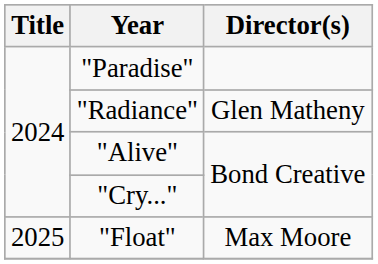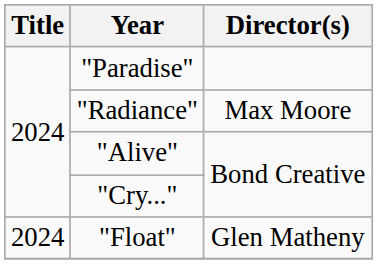(288, 110) Glen Matheny -> (288, 110) Max Moore
(38, 237) 2025 -> (38, 237) 2024
(288, 237) Max Moore -> (288, 237) Glen Matheny
